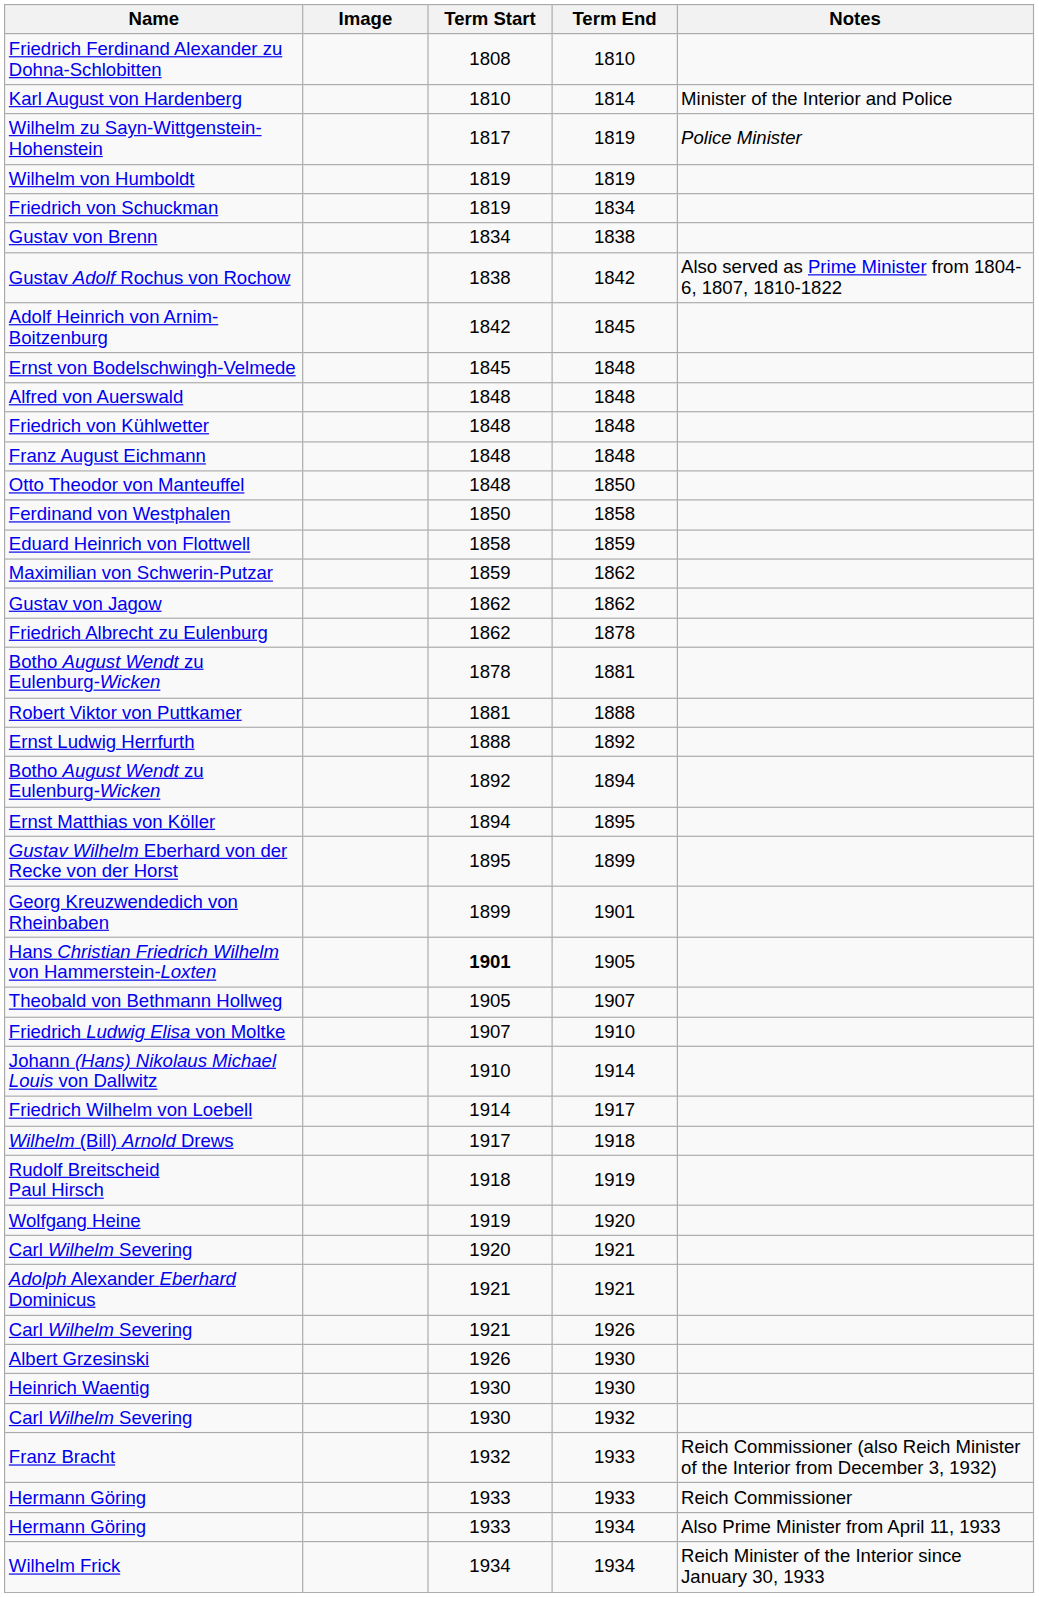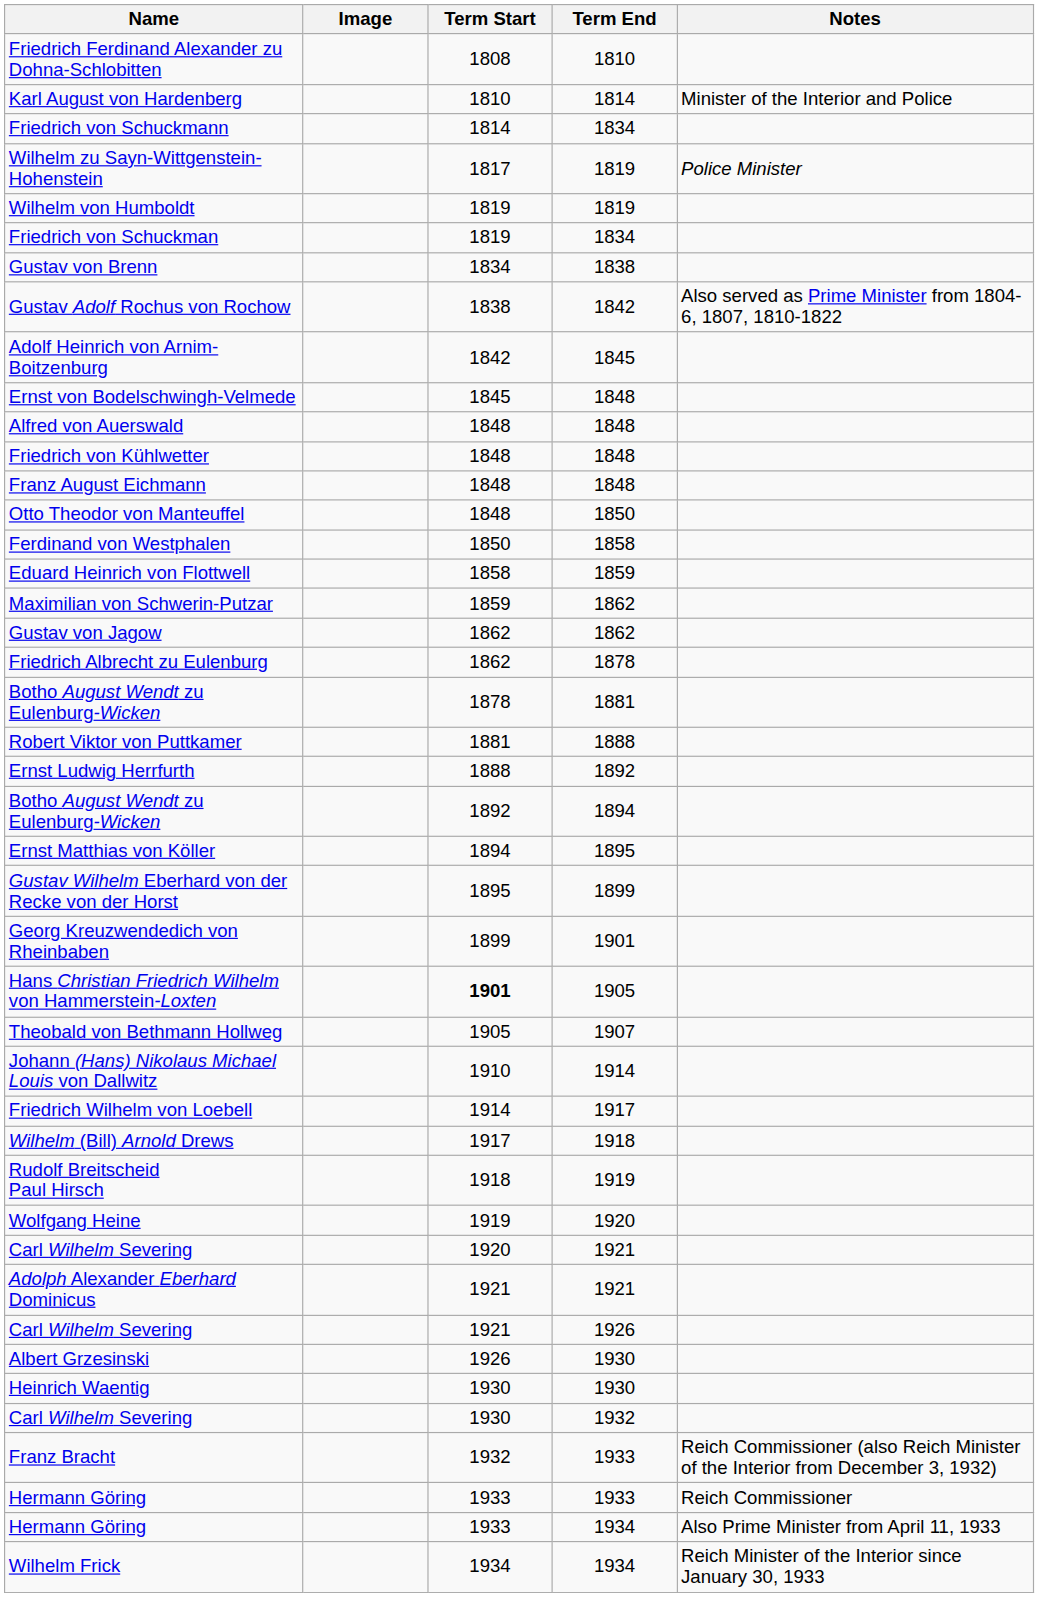+ row: (119, 128)
- row: (147, 1031)
